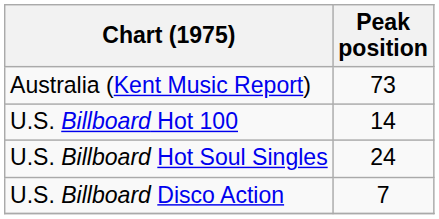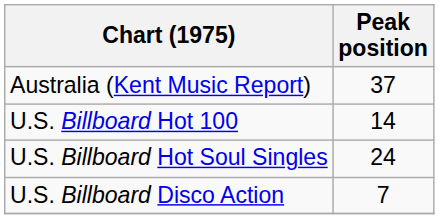(383, 85) 73 -> (383, 85) 37
